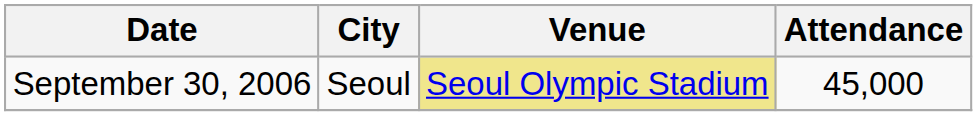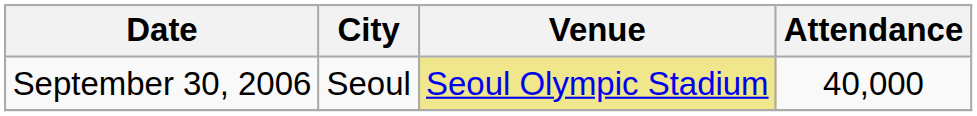(874, 82) 45,000 -> (874, 82) 40,000
